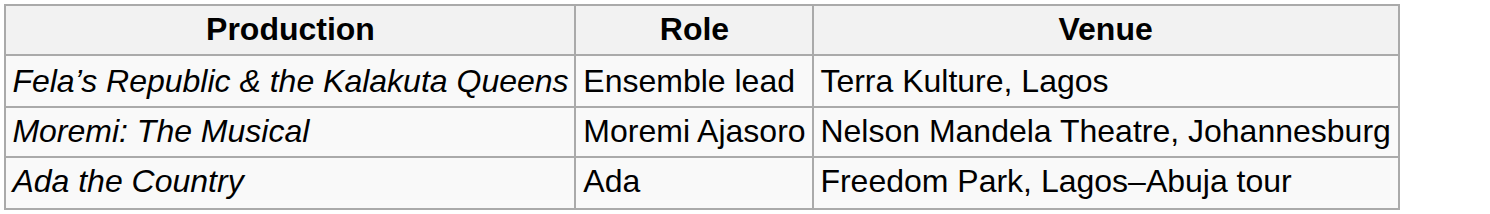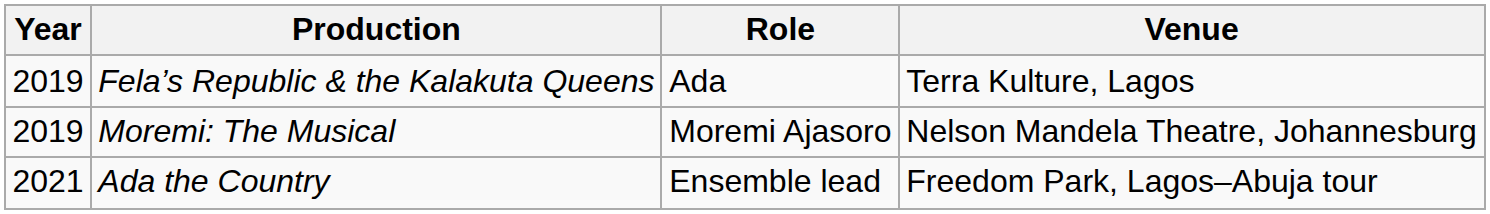+ column: (48, 29)
(689, 80) Ensemble lead -> (698, 80) Ada
(612, 182) Ada -> (775, 182) Ensemble lead
